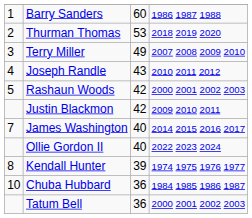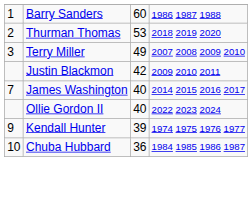- row: (66, 71)
- row: (70, 90)
(10, 166) 8 -> (10, 128) 9
- row: (54, 204)
